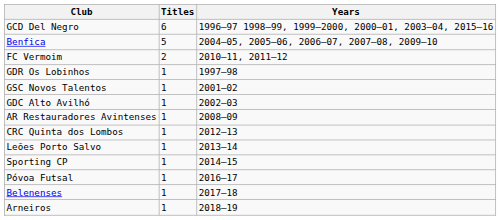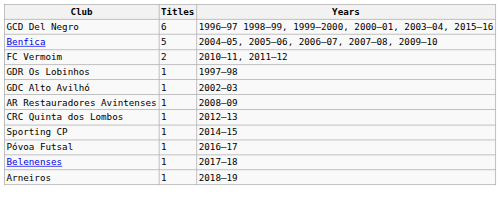- row: (57, 87)
- row: (54, 147)
